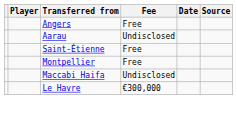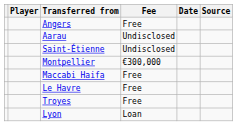(132, 50) Free -> (149, 50) Undisclosed
(132, 62) Free -> (142, 62) €300,000
(149, 75) Undisclosed -> (132, 75) Free
(142, 88) €300,000 -> (132, 88) Free
+ row: (57, 101)
+ row: (52, 114)
